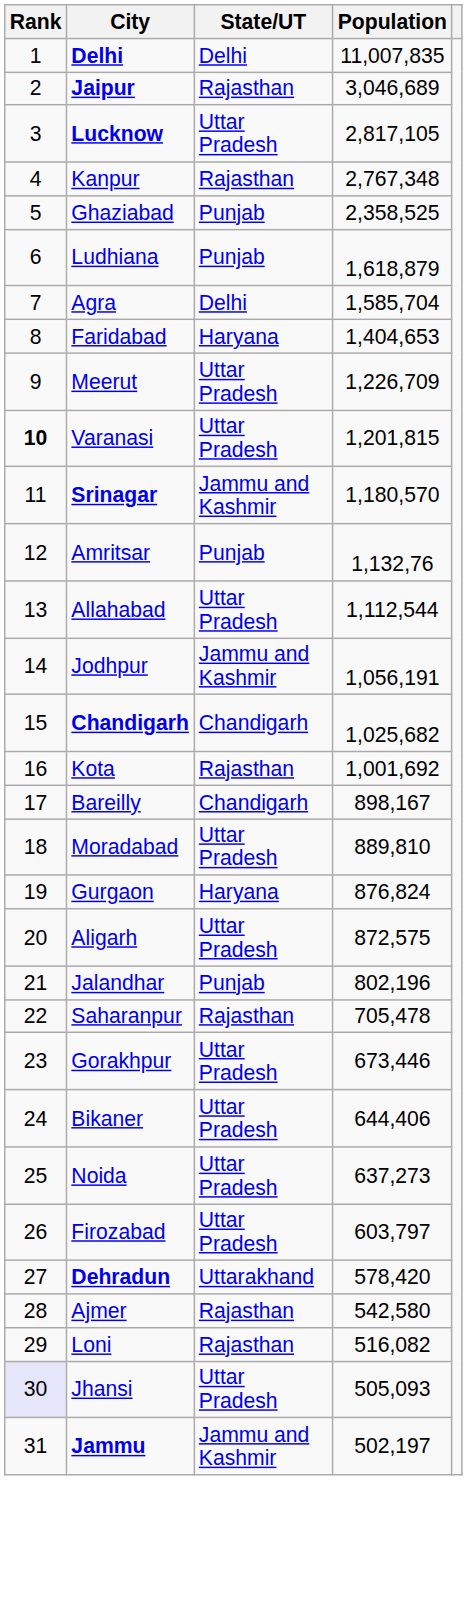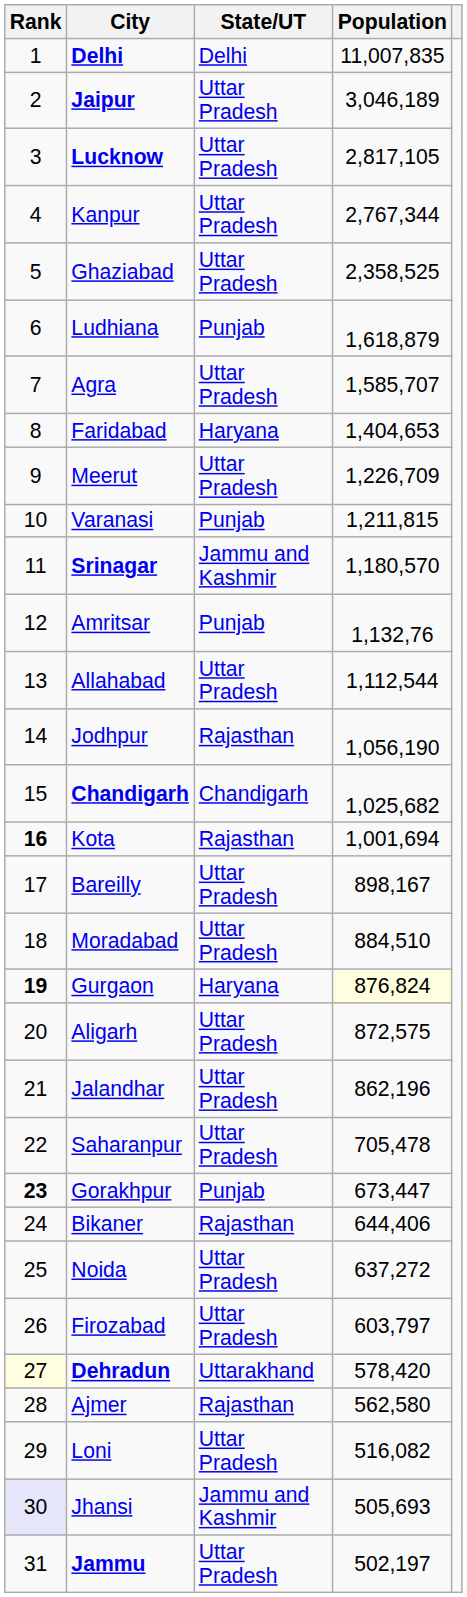(246, 89) Rajasthan -> (238, 100) Uttar Pradesh
(392, 89) 3,046,689 -> (392, 100) 3,046,189
(246, 179) Rajasthan -> (238, 214) Uttar Pradesh
(392, 179) 2,767,348 -> (392, 214) 2,767,344
(232, 213) Punjab -> (238, 271) Uttar Pradesh
(223, 303) Delhi -> (238, 385) Uttar Pradesh
(392, 303) 1,585,704 -> (392, 385) 1,585,707
(36, 439) bold -> (36, 521) normal
(238, 439) Uttar Pradesh -> (232, 521) Punjab
(392, 439) 1,201,815 -> (392, 521) 1,211,815
(254, 666) Jammu and Kashmir -> (246, 737) Rajasthan
(392, 678) 1,056,191 -> (392, 749) 1,056,190
(36, 769) normal -> (36, 839) bold
(392, 769) 1,001,692 -> (392, 839) 1,001,694
(254, 802) Chandigarh -> (238, 884) Uttar Pradesh
(392, 847) 889,810 -> (392, 941) 884,510
(36, 892) normal -> (36, 987) bold
(392, 892) no background -> (392, 987) lightyellow background
(232, 983) Punjab -> (238, 1089) Uttar Pradesh
(392, 983) 802,196 -> (392, 1089) 862,196
(246, 1016) Rajasthan -> (238, 1146) Uttar Pradesh
(36, 1062) normal -> (36, 1191) bold
(238, 1062) Uttar Pradesh -> (232, 1191) Punjab
(392, 1062) 673,446 -> (392, 1191) 673,447
(238, 1118) Uttar Pradesh -> (246, 1224) Rajasthan
(392, 1175) 637,273 -> (392, 1270) 637,272
(36, 1278) no background -> (36, 1372) lightyellow background
(392, 1311) 542,580 -> (392, 1405) 562,580
(246, 1344) Rajasthan -> (238, 1450) Uttar Pradesh
(238, 1390) Uttar Pradesh -> (254, 1507) Jammu and Kashmir
(392, 1390) 505,093 -> (392, 1507) 505,693
(254, 1447) Jammu and Kashmir -> (238, 1564) Uttar Pradesh
